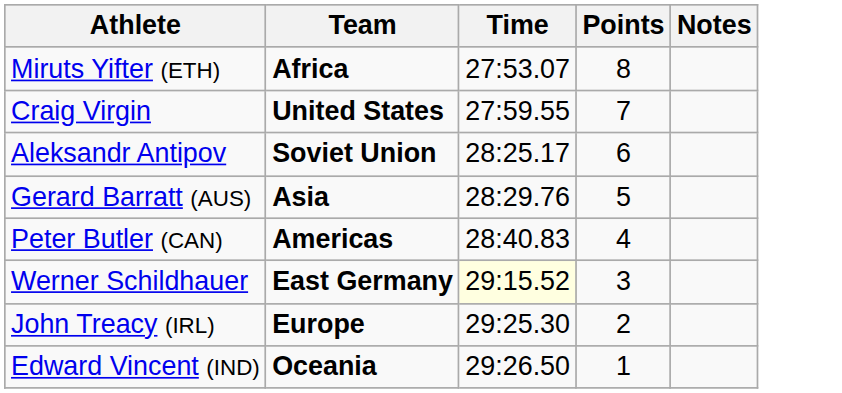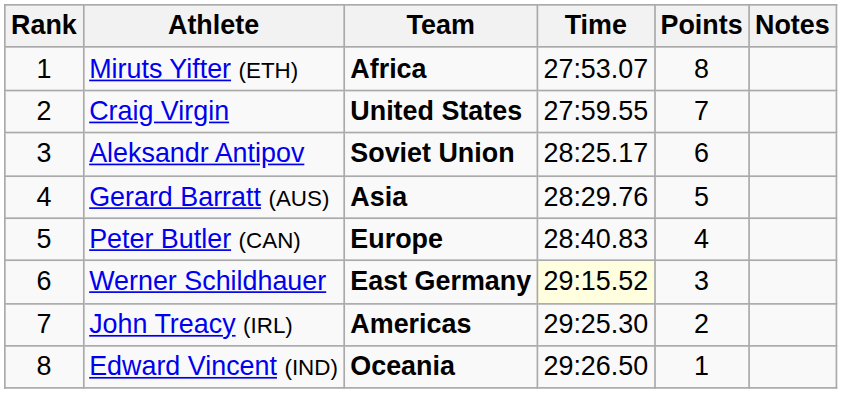+ column: (44, 25)
(333, 238) Americas -> (397, 238) Europe
(319, 324) Europe -> (411, 324) Americas
